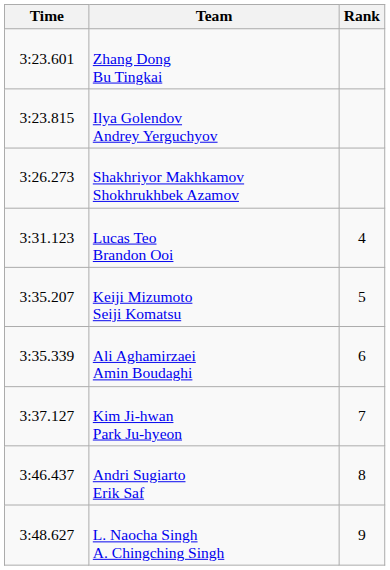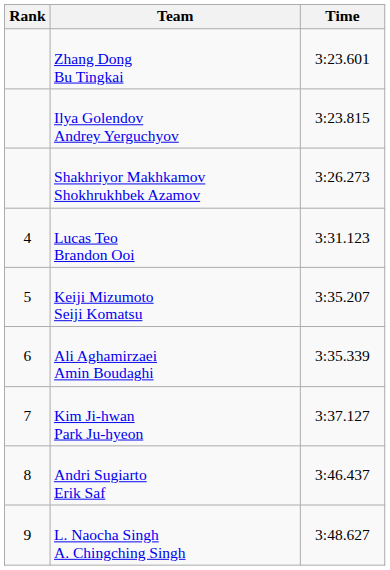columns swapped: (362, 16) <-> (47, 16)
